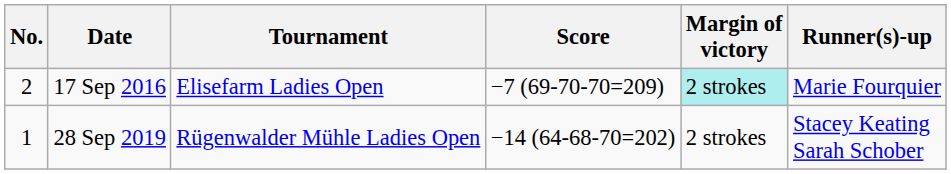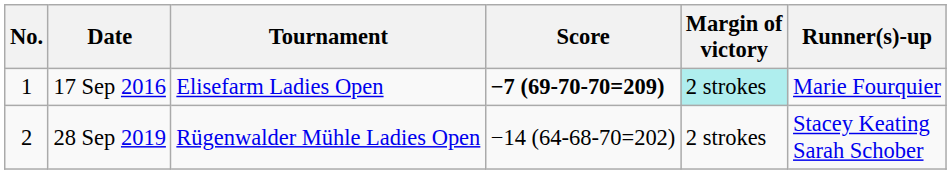(27, 86) 2 -> (27, 86) 1
(577, 86) normal -> (578, 86) bold
(27, 137) 1 -> (27, 137) 2
